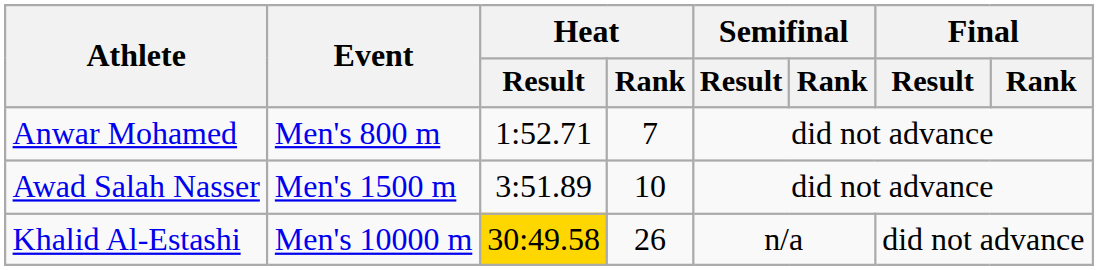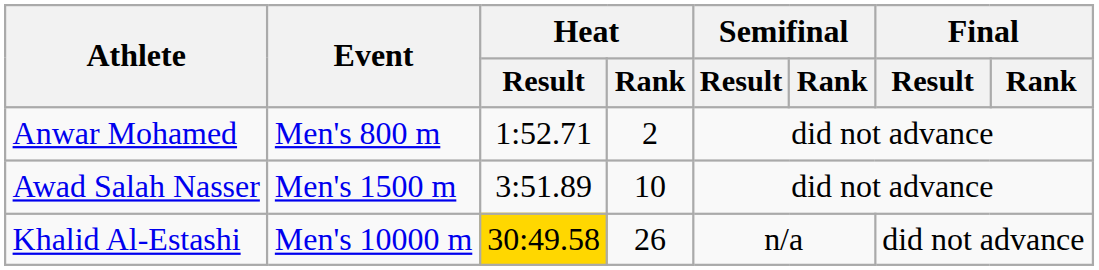(650, 133) 7 -> (650, 133) 2
